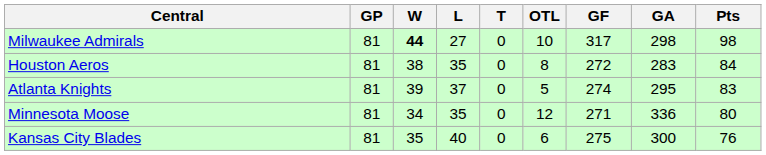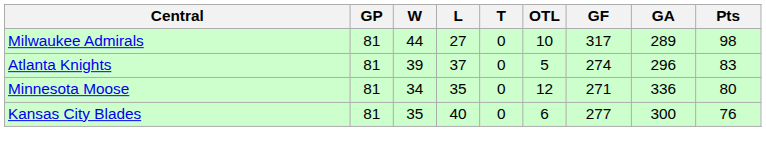(415, 41) bold -> (415, 41) normal
(663, 41) 298 -> (663, 41) 289
- row: (58, 65)
(663, 89) 295 -> (663, 65) 296
(598, 138) 275 -> (598, 114) 277
